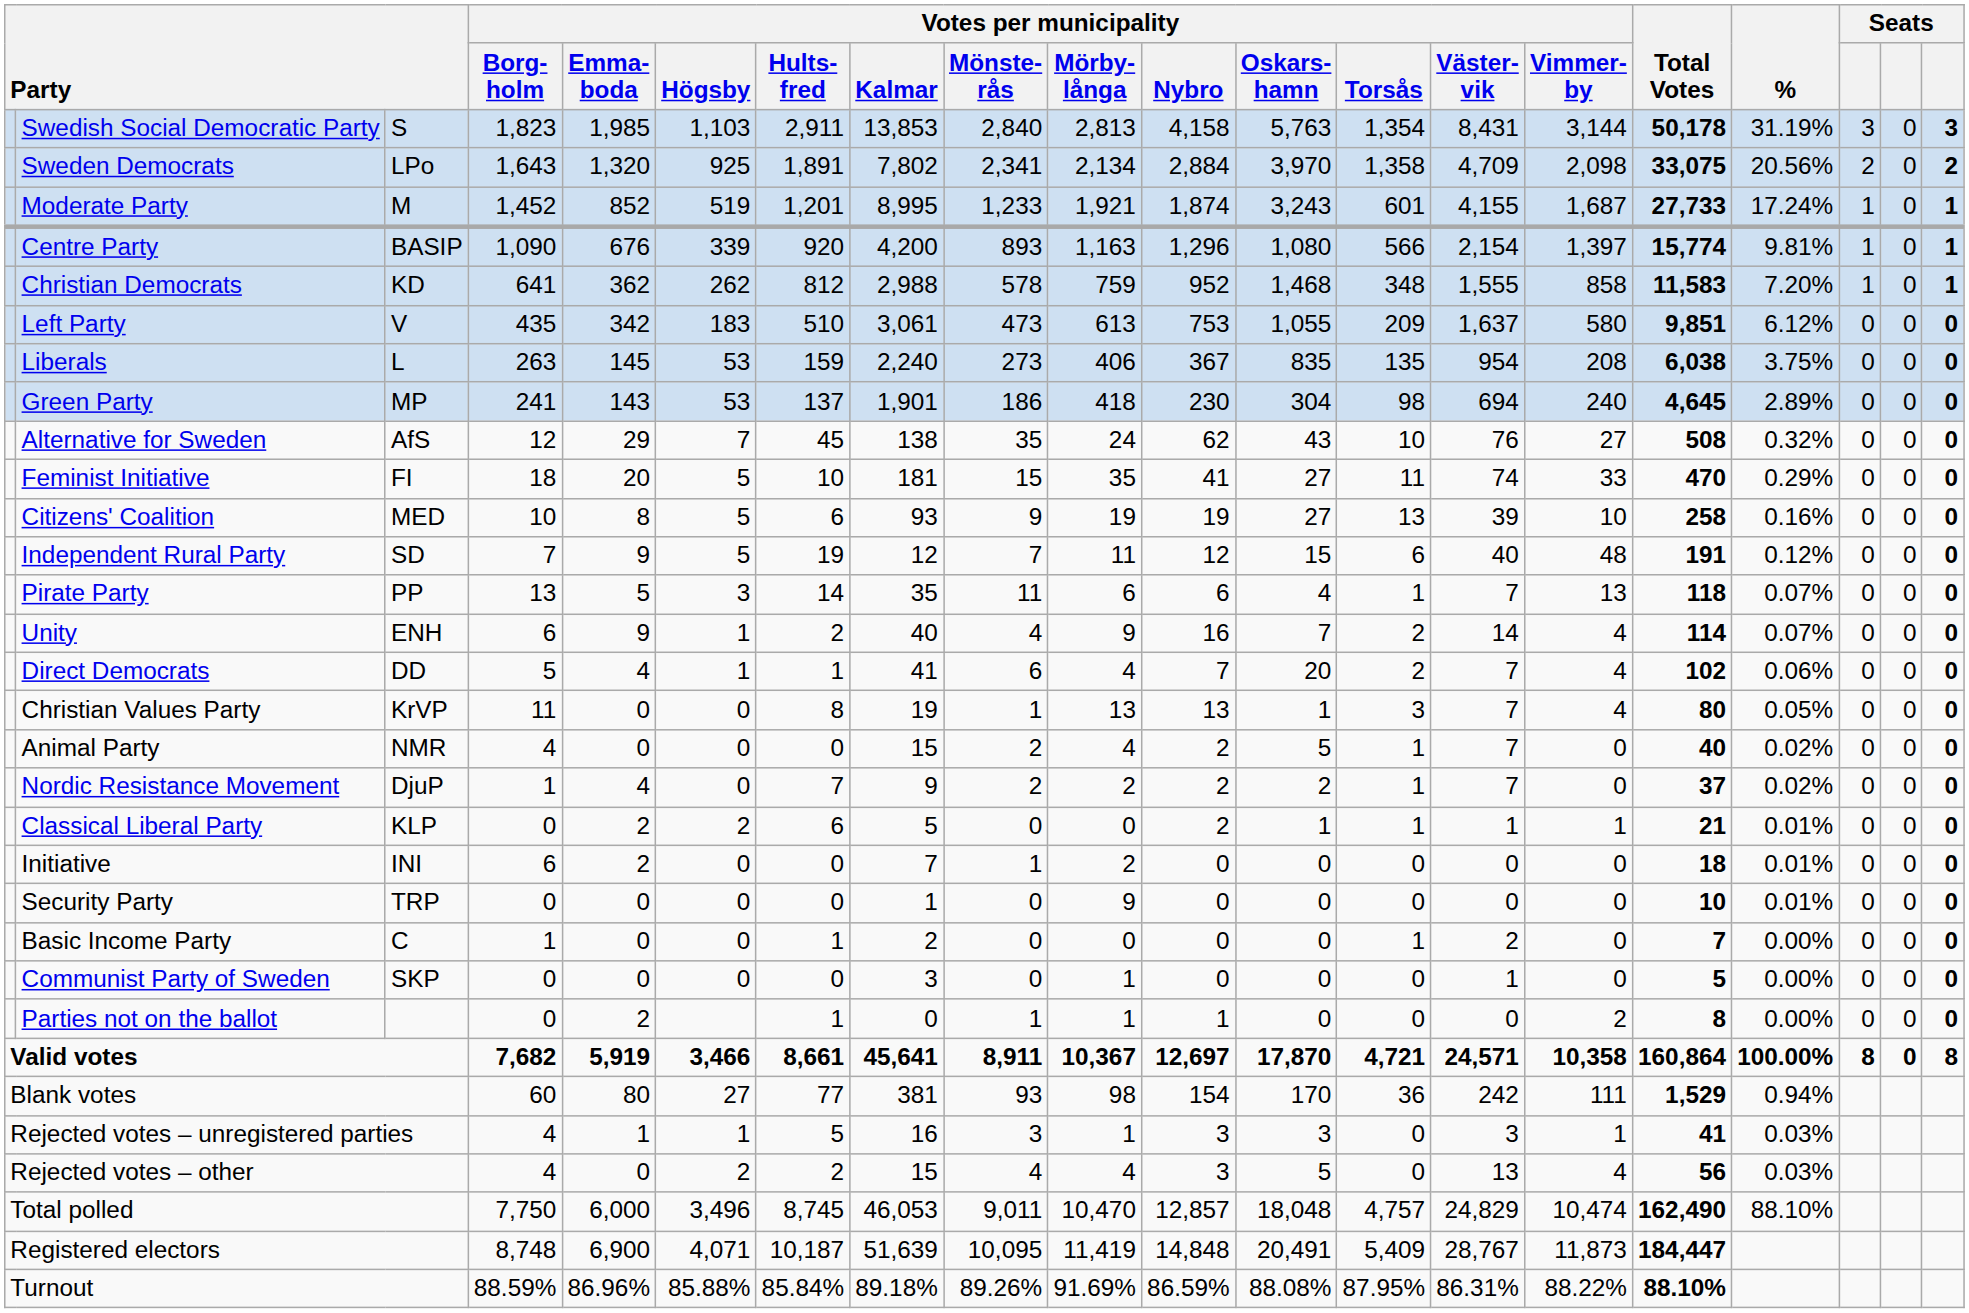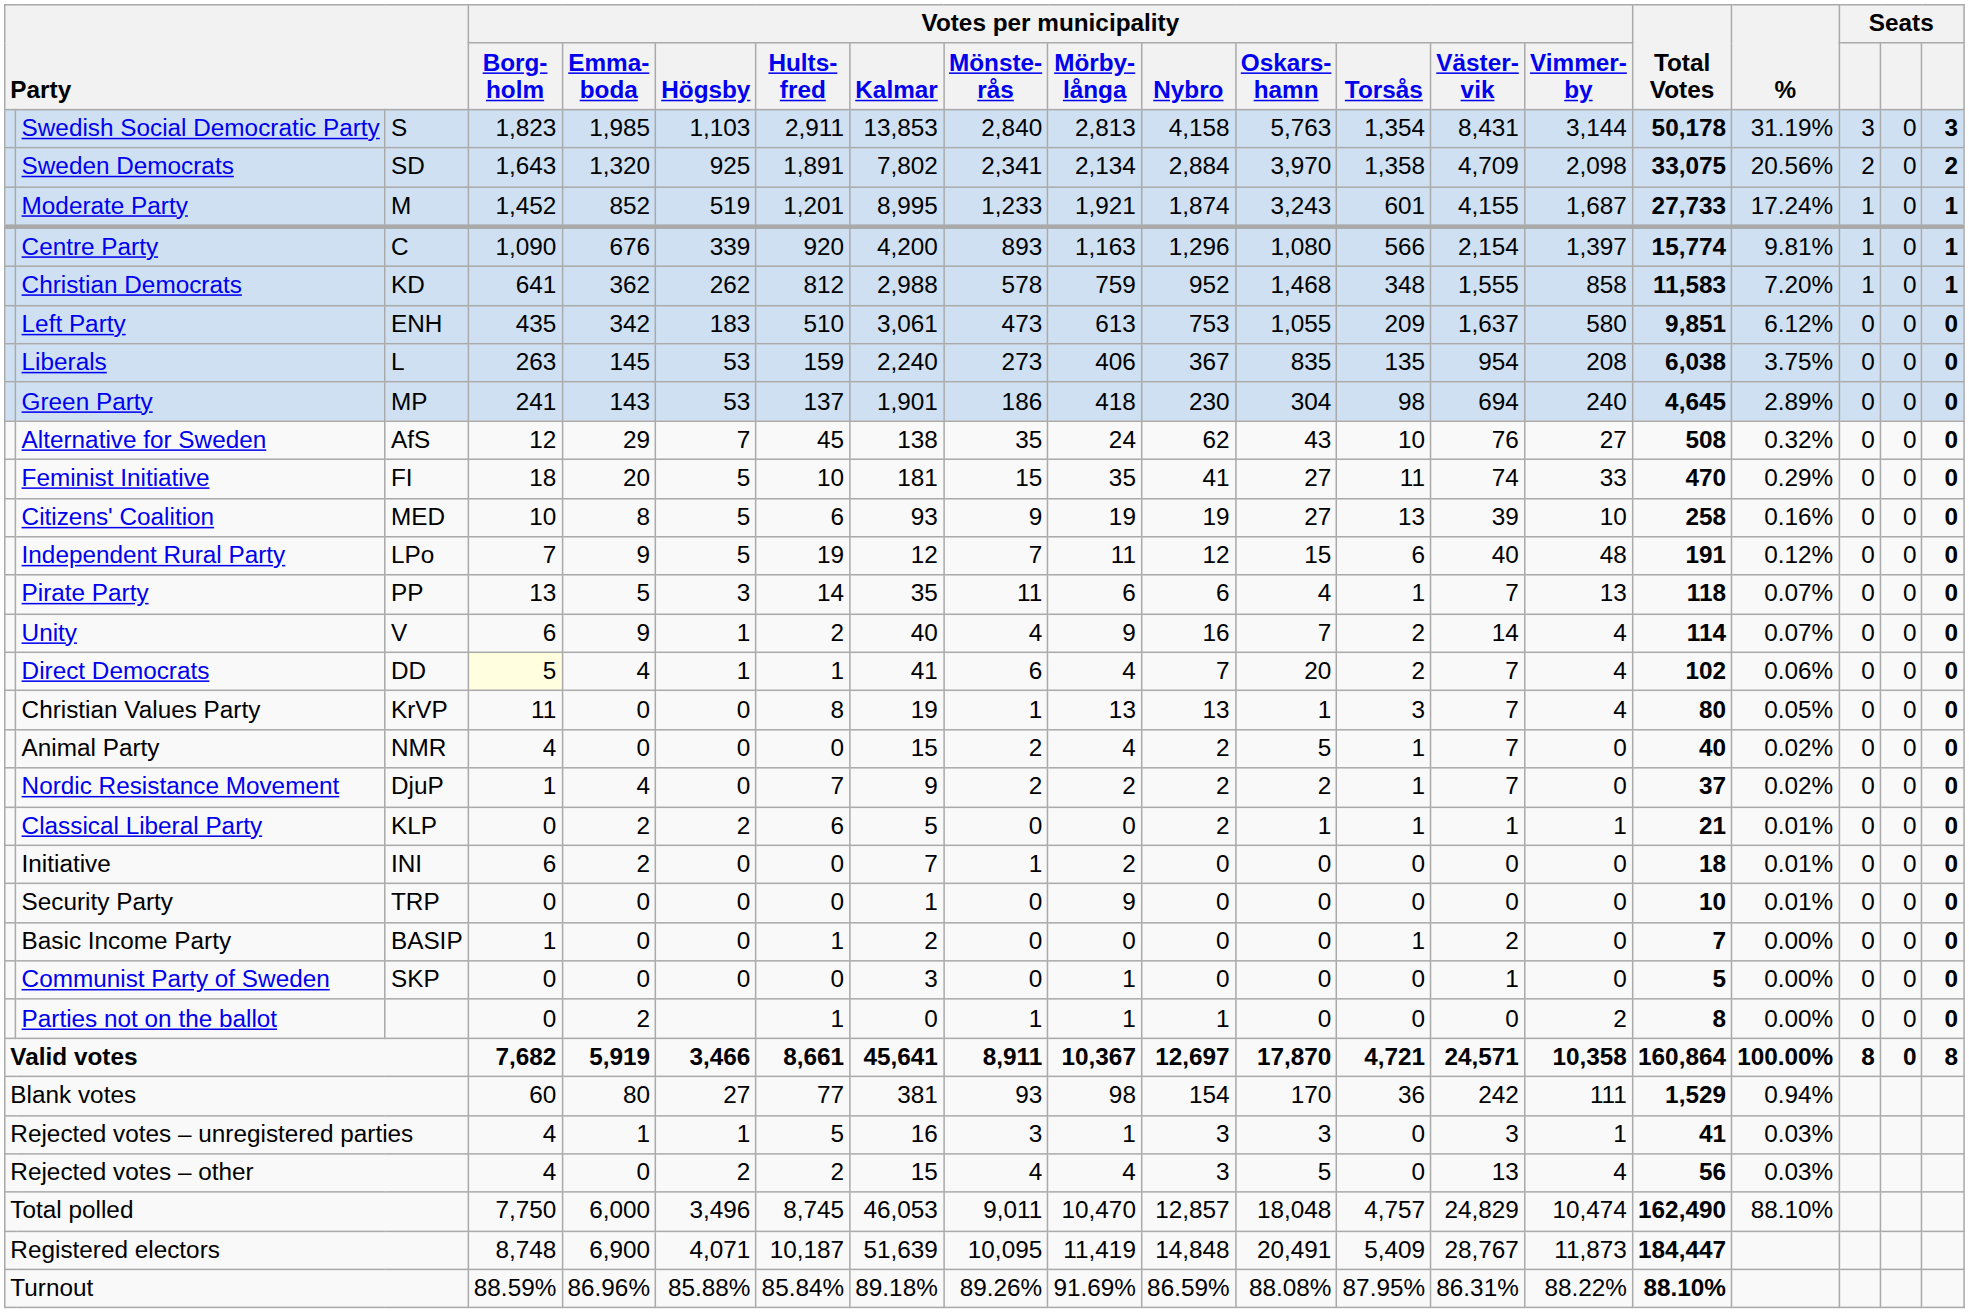(413, 166) LPo -> (408, 166) SD
(427, 247) BASIP -> (400, 247) C
(399, 324) V -> (417, 324) ENH
(408, 555) SD -> (413, 555) LPo
(417, 632) ENH -> (399, 632) V
(550, 671) no background -> (550, 671) lightyellow background
(400, 941) C -> (427, 941) BASIP
